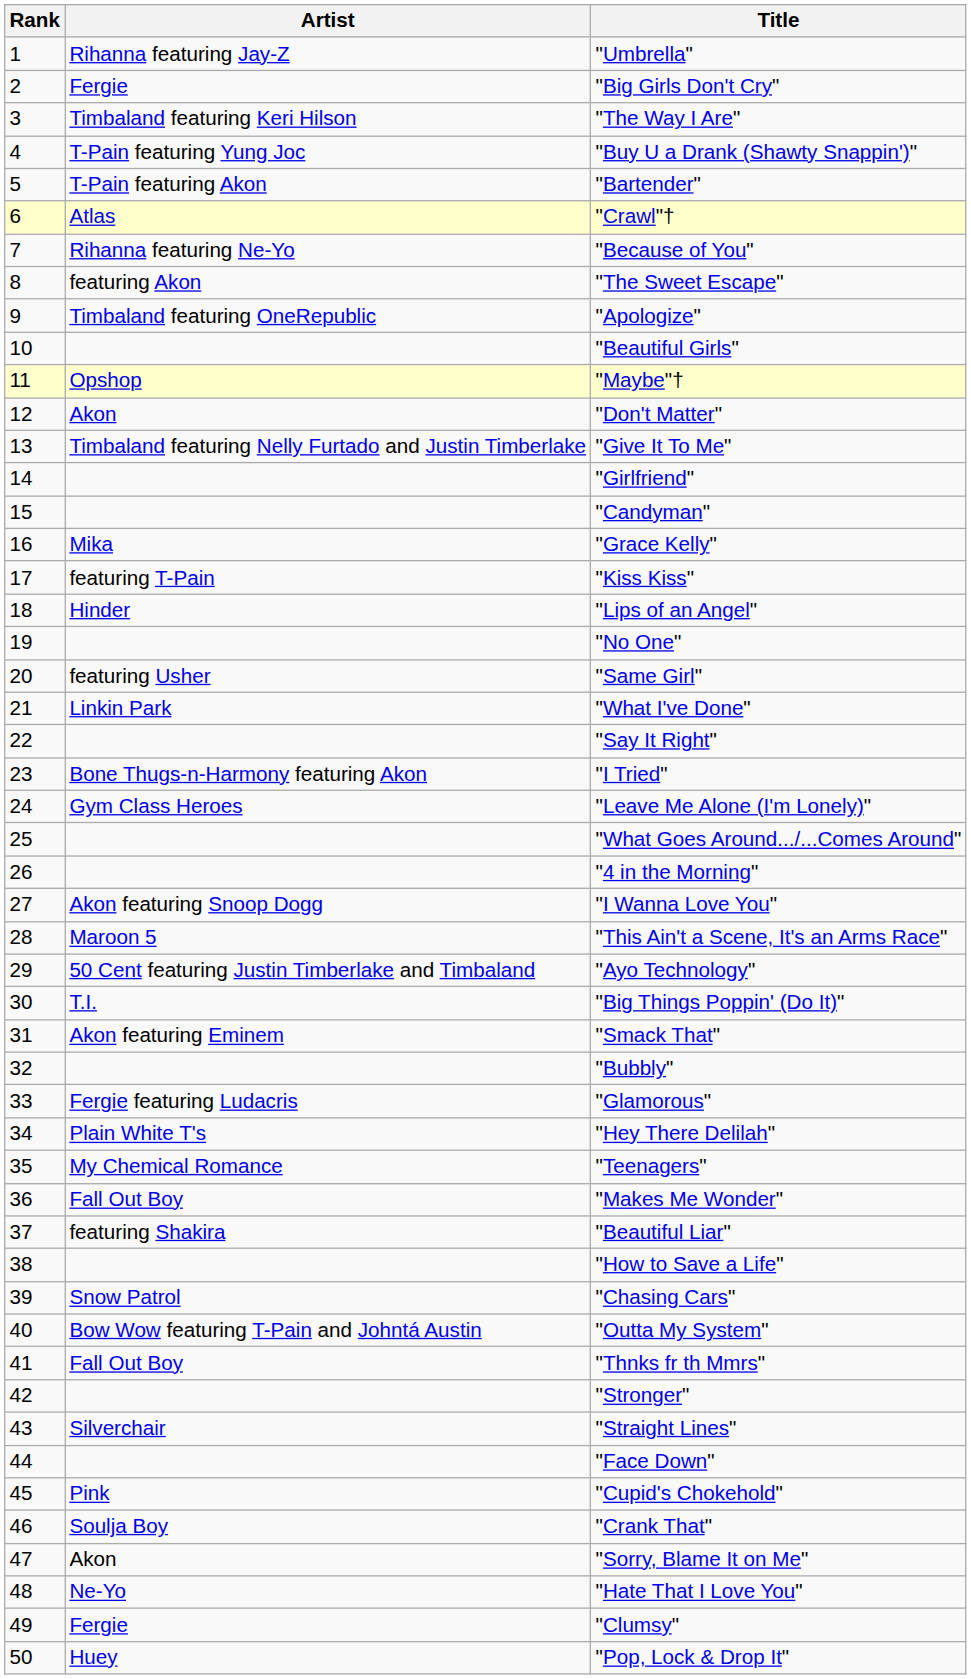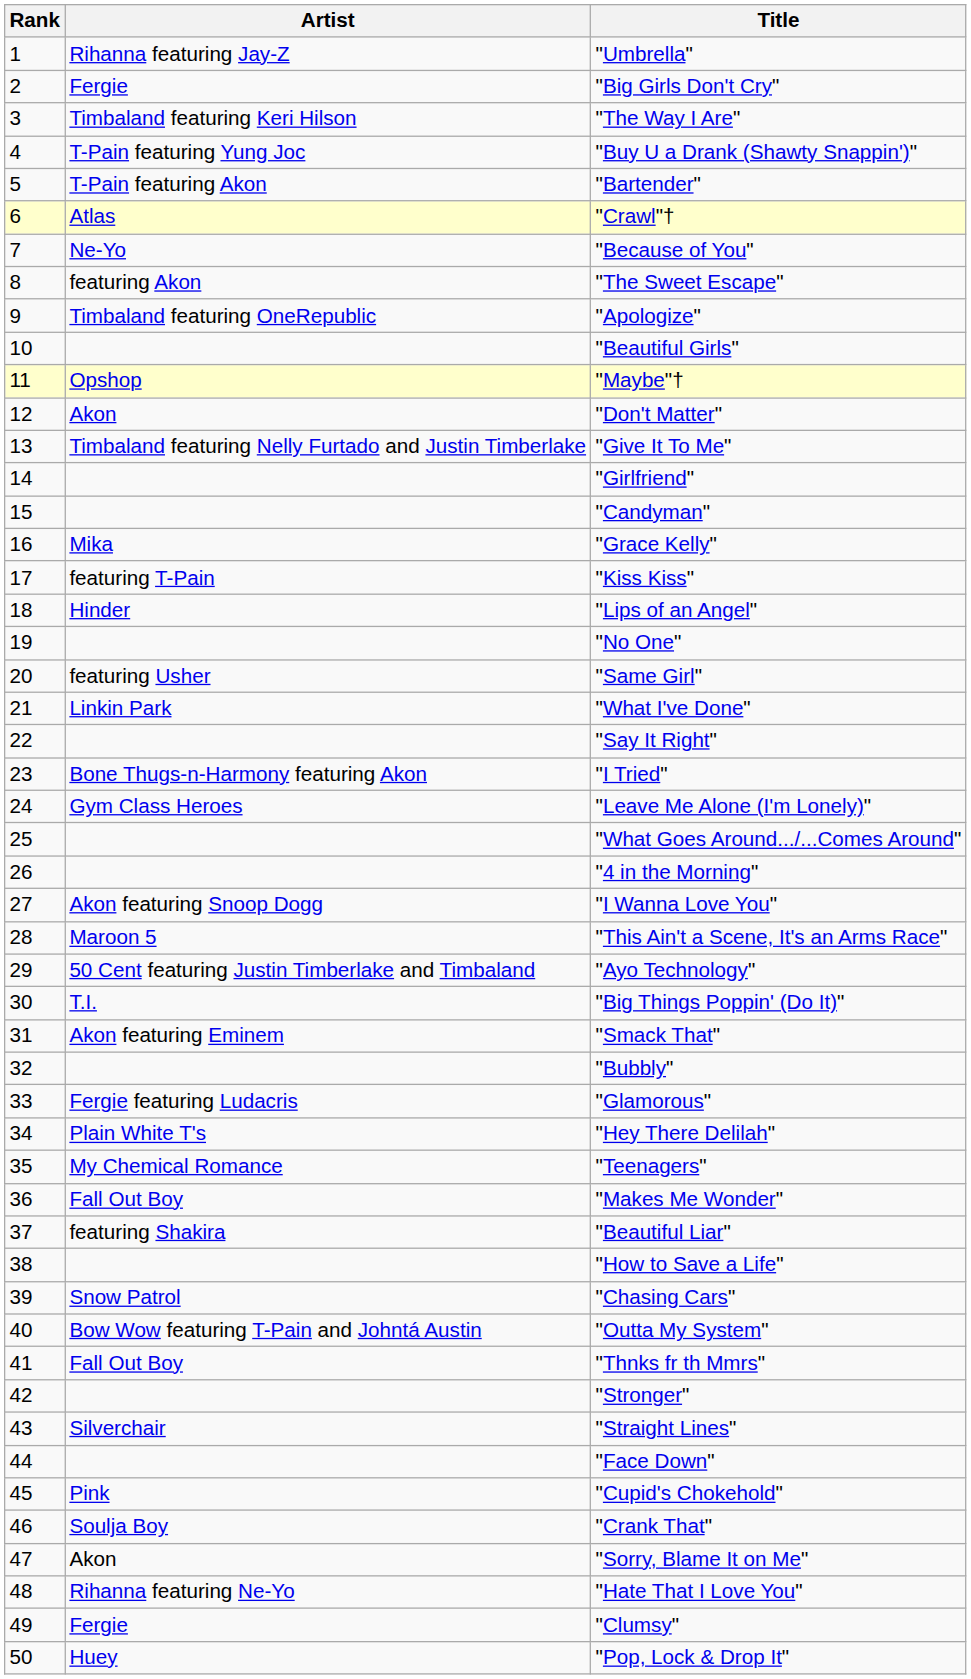(182, 250) Rihanna featuring Ne-Yo -> (98, 250) Ne-Yo
(98, 1592) Ne-Yo -> (182, 1592) Rihanna featuring Ne-Yo
